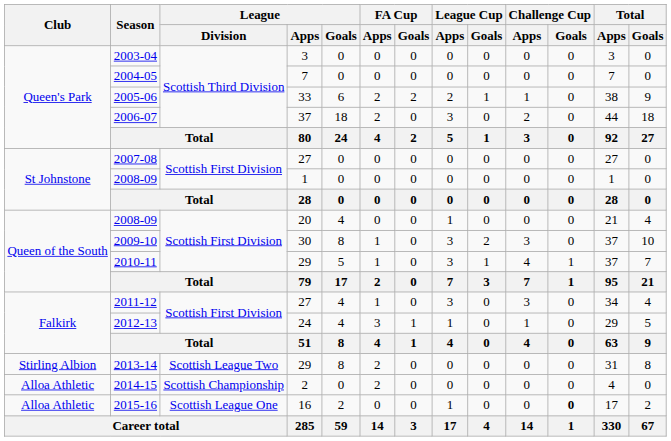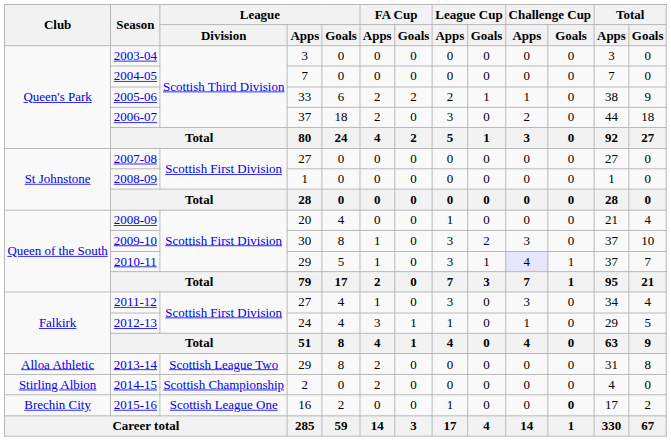(527, 261) no background -> (527, 261) lavender background
(58, 364) Stirling Albion -> (58, 364) Alloa Athletic
(58, 384) Alloa Athletic -> (58, 384) Stirling Albion
(58, 405) Alloa Athletic -> (58, 405) Brechin City
